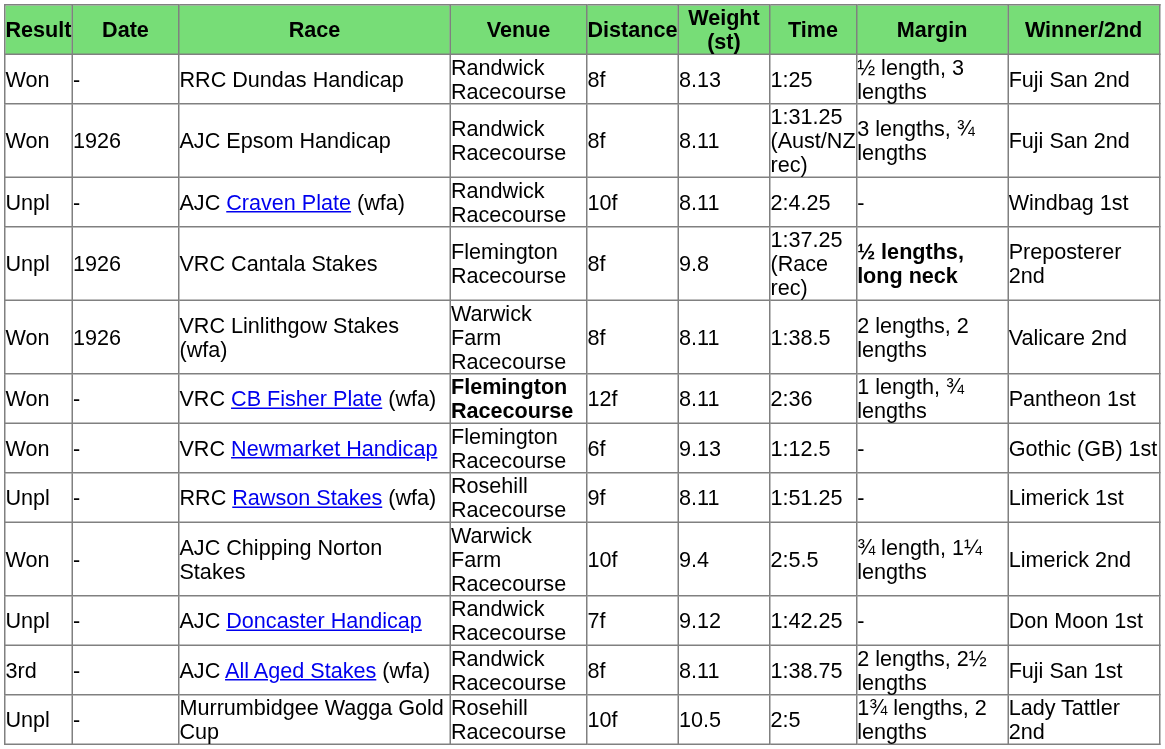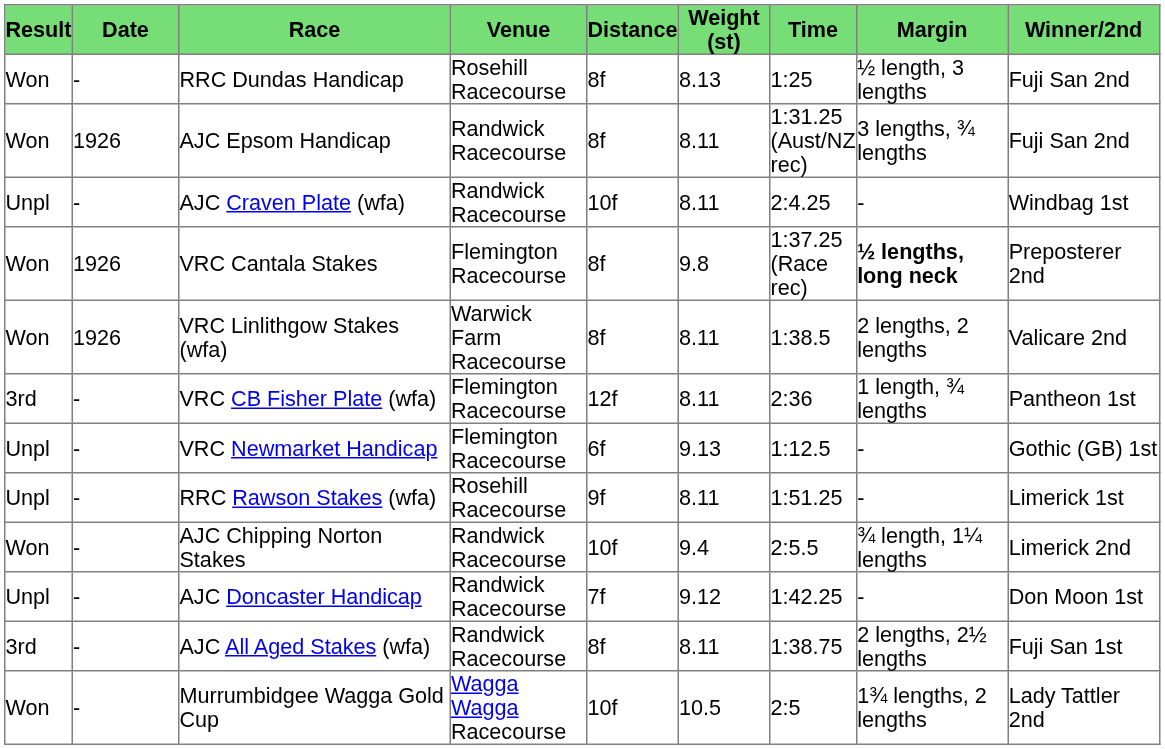(509, 79) Randwick Racecourse -> (509, 79) Rosehill Racecourse
(28, 264) Unpl -> (28, 264) Won
(28, 398) Won -> (21, 398) 3rd
(512, 398) bold -> (509, 398) normal
(28, 448) Won -> (28, 448) Unpl
(509, 559) Warwick Farm Racecourse -> (509, 547) Randwick Racecourse
(28, 720) Unpl -> (28, 708) Won
(509, 720) Rosehill Racecourse -> (509, 708) Wagga Wagga Racecourse
